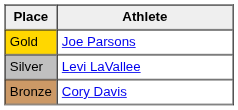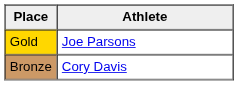- row: (26, 67)
